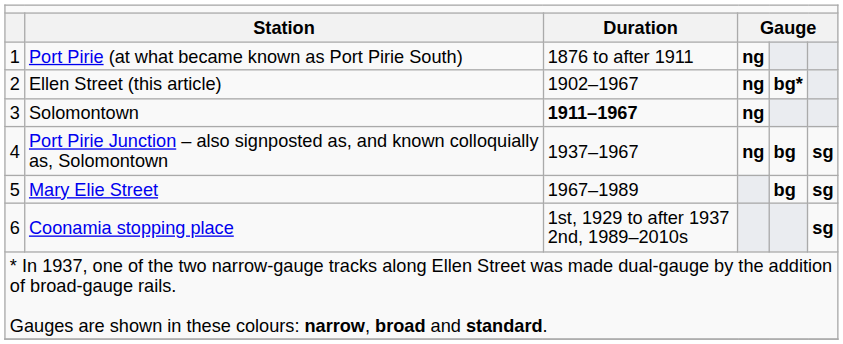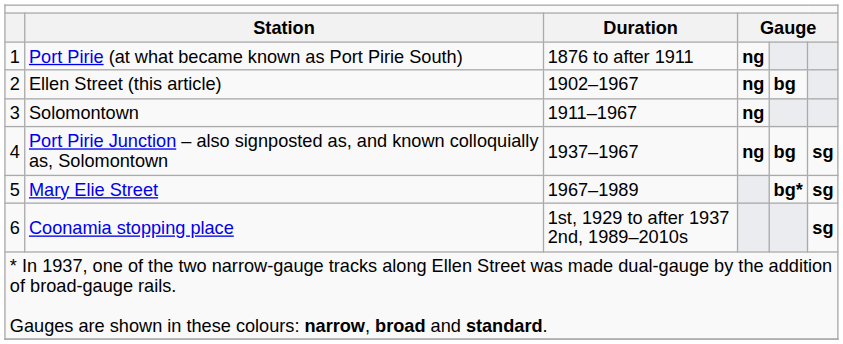(788, 84) bg* -> (785, 84) bg
(593, 113) bold -> (592, 113) normal
(785, 189) bg -> (788, 189) bg*
